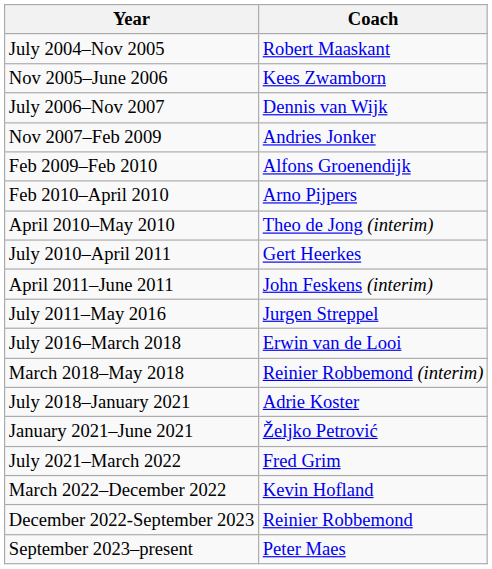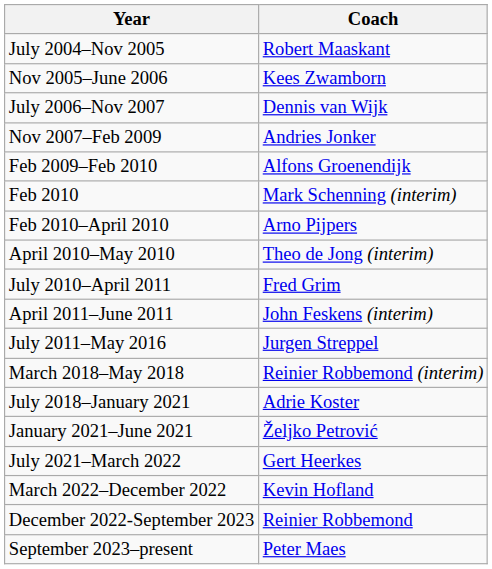+ row: (44, 195)
(312, 254) Gert Heerkes -> (302, 284) Fred Grim
- row: (95, 343)
(302, 460) Fred Grim -> (312, 460) Gert Heerkes
